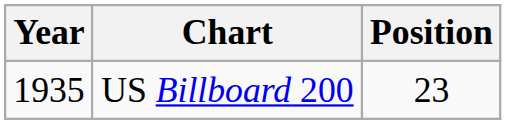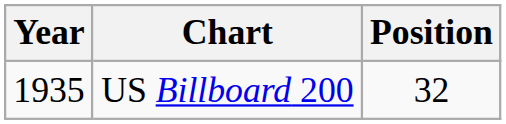(431, 89) 23 -> (431, 89) 32
